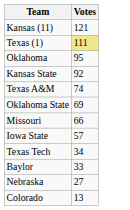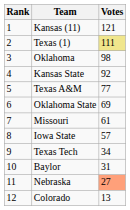+ column: (18, 12)
(79, 58) 95 -> (106, 58) 98
(79, 89) 74 -> (106, 89) 77
(79, 120) 66 -> (106, 120) 61
(79, 167) 33 -> (106, 167) 31
(79, 182) no background -> (106, 182) lightsalmon background
